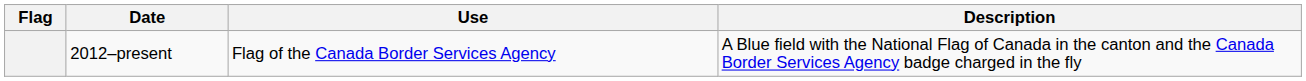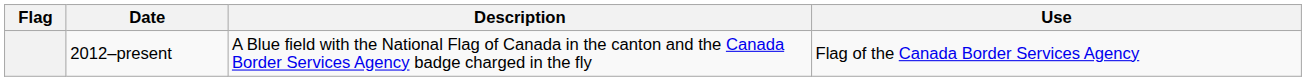columns swapped: (473, 17) <-> (1010, 17)
